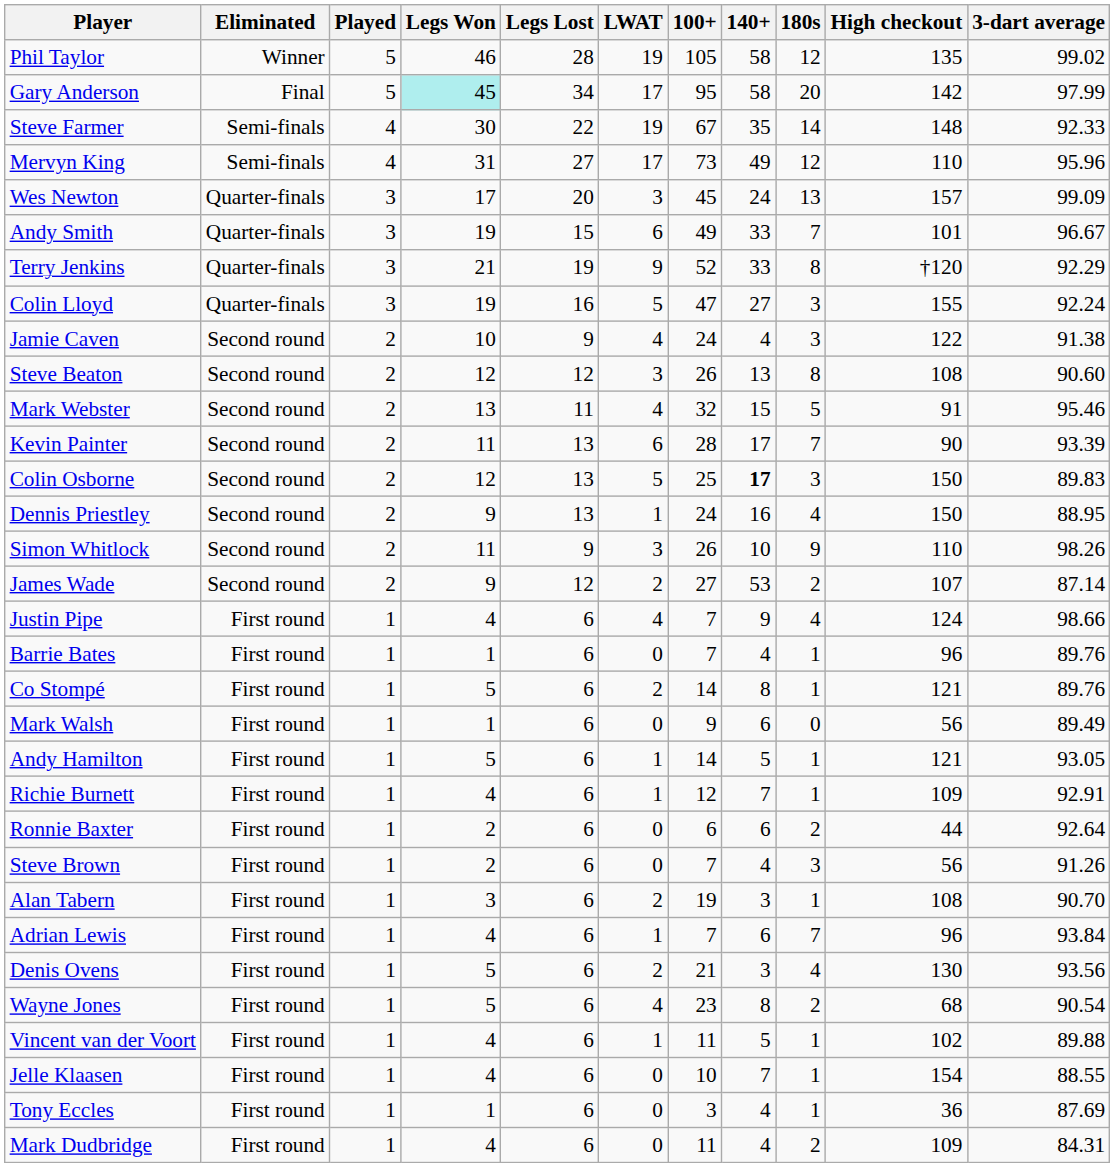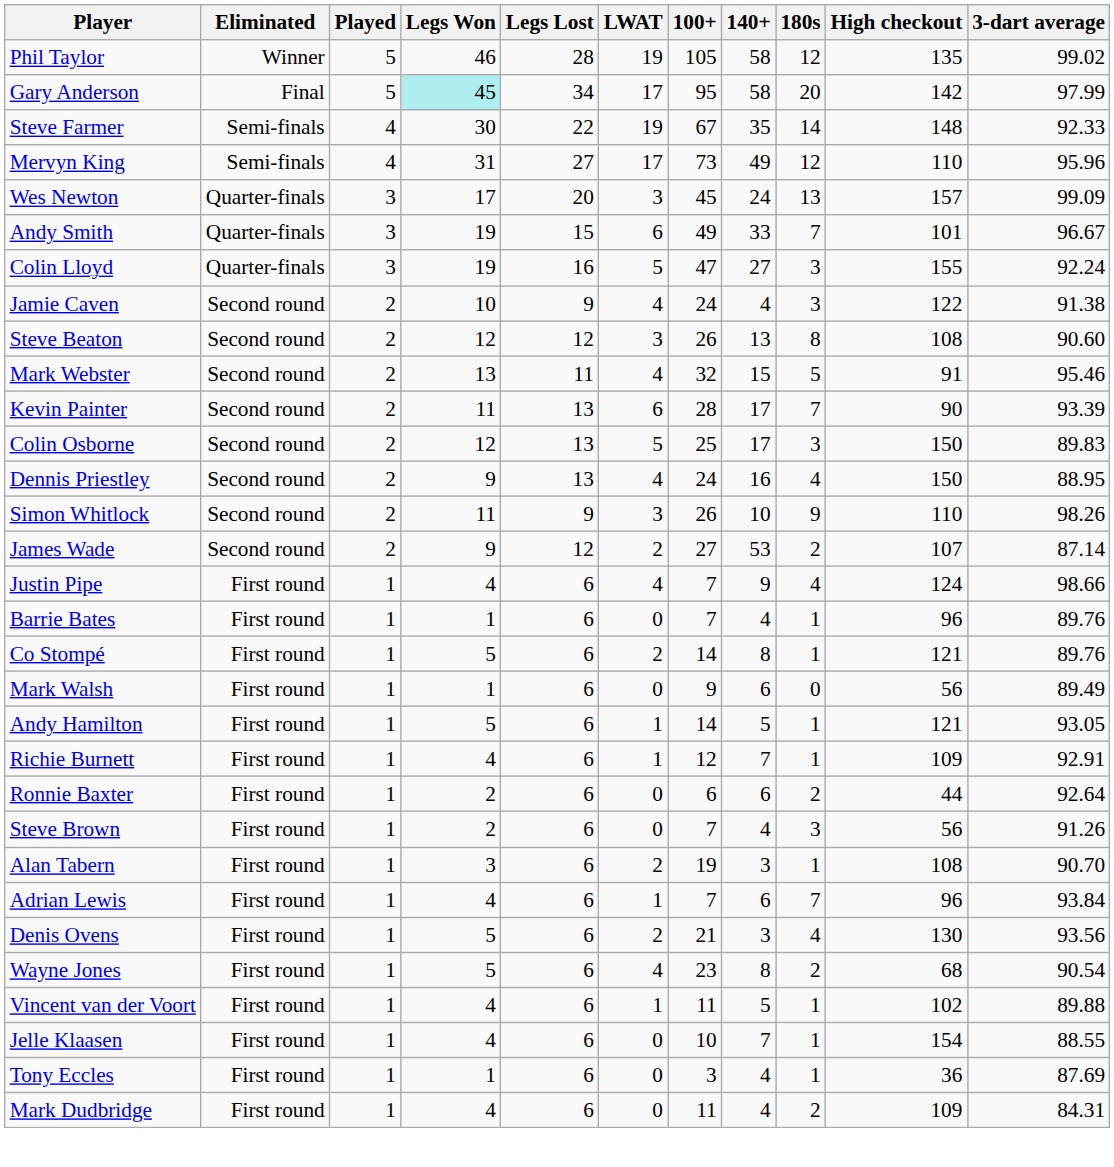- row: (67, 267)
(760, 478) bold -> (760, 443) normal
(657, 513) 1 -> (657, 478) 4
